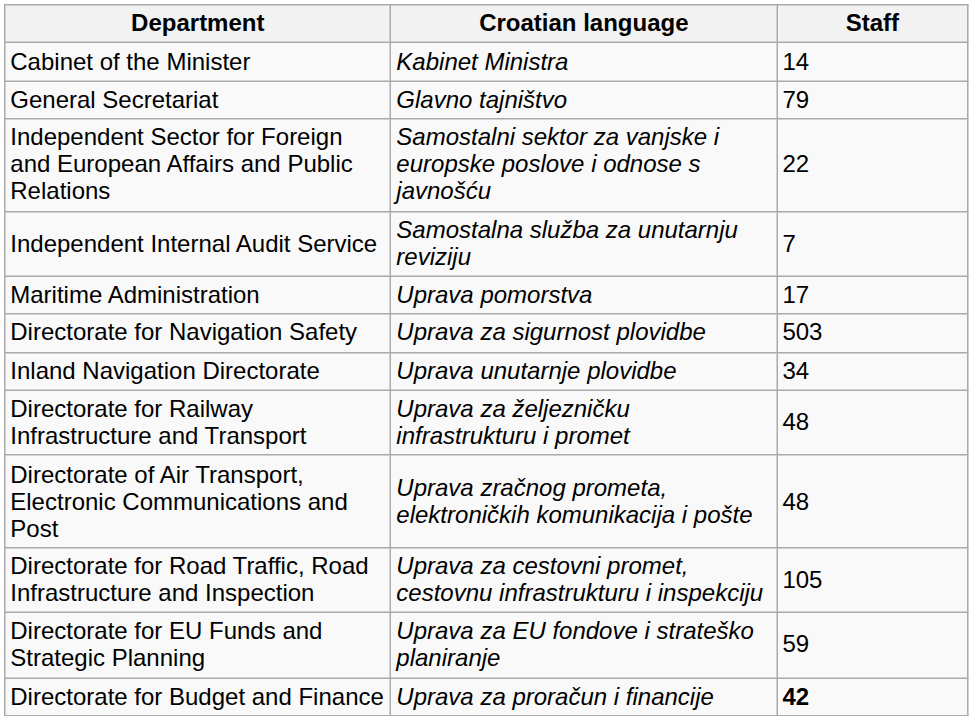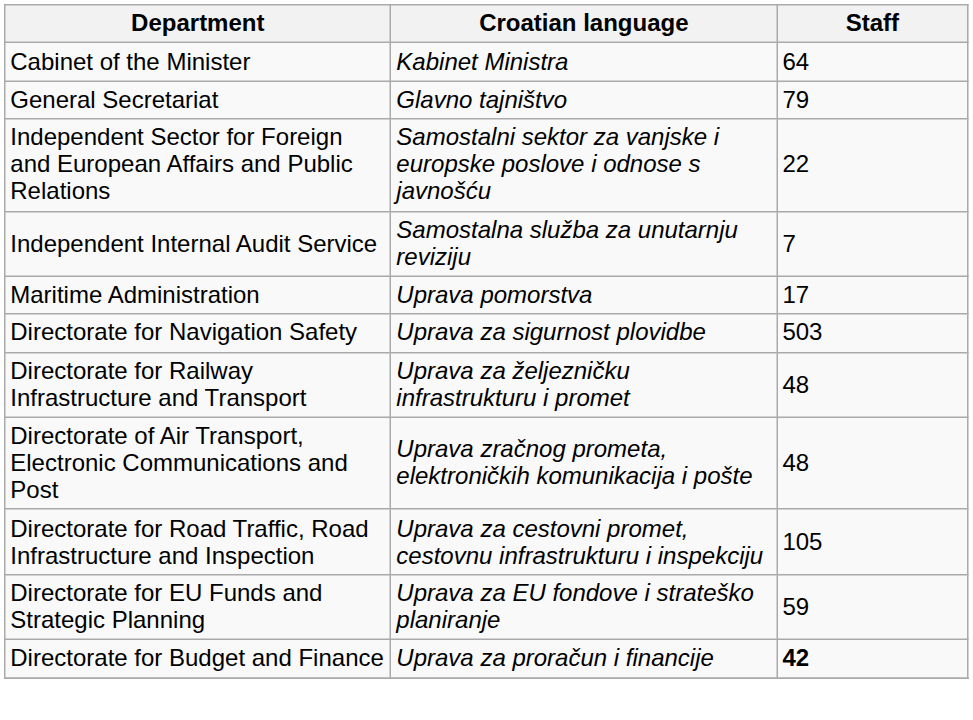(796, 61) 14 -> (796, 61) 64
- row: (165, 370)
